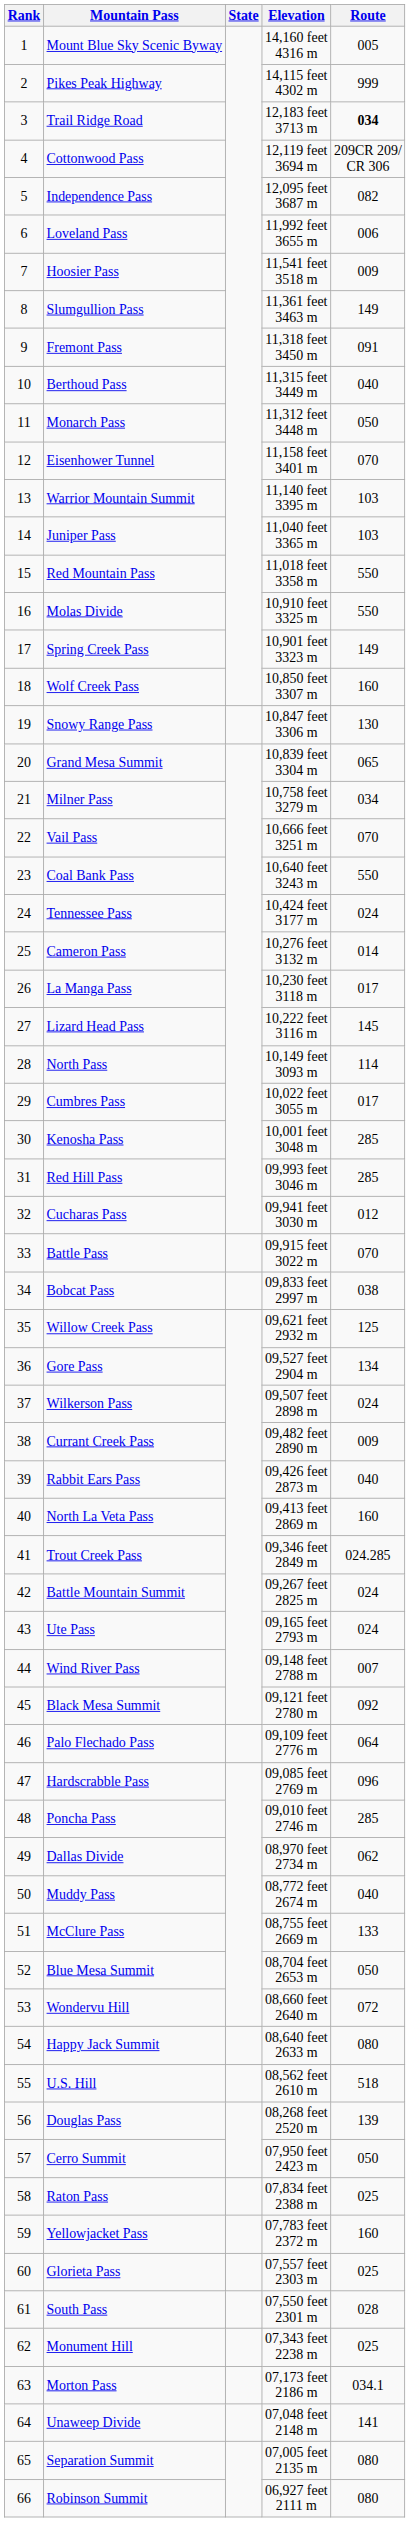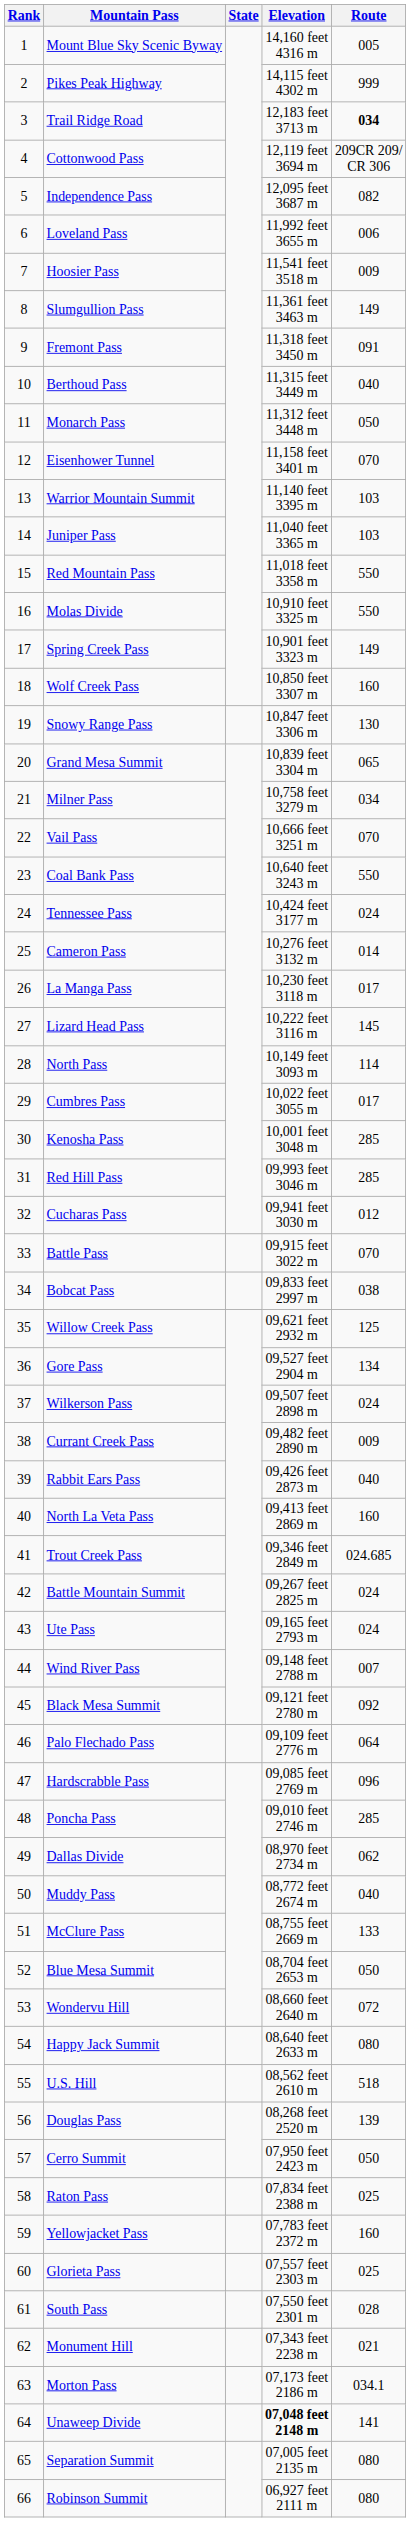(368, 1554) 024.285 -> (369, 1554) 024.685
(368, 2347) 025 -> (369, 2347) 021
(296, 2422) normal -> (297, 2422) bold
